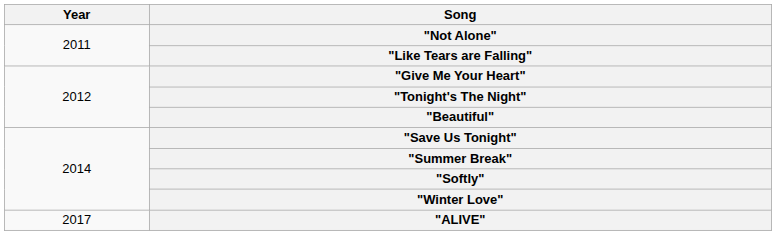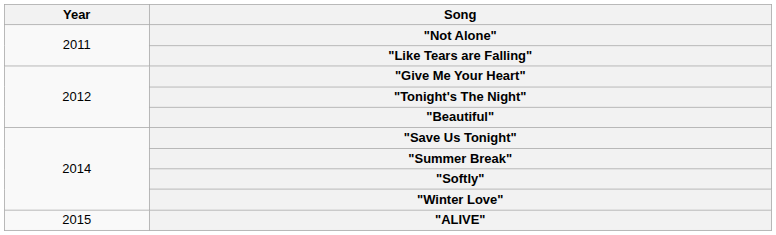(77, 220) 2017 -> (77, 220) 2015
